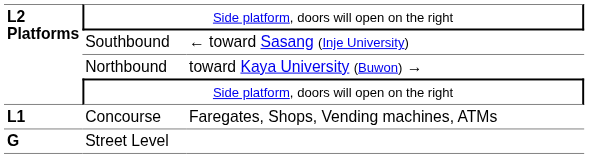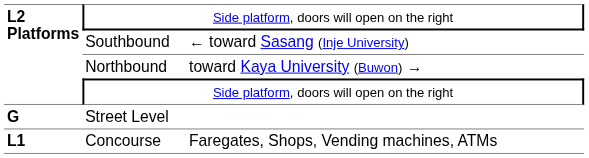rows swapped: (123, 116) <-> (127, 141)
